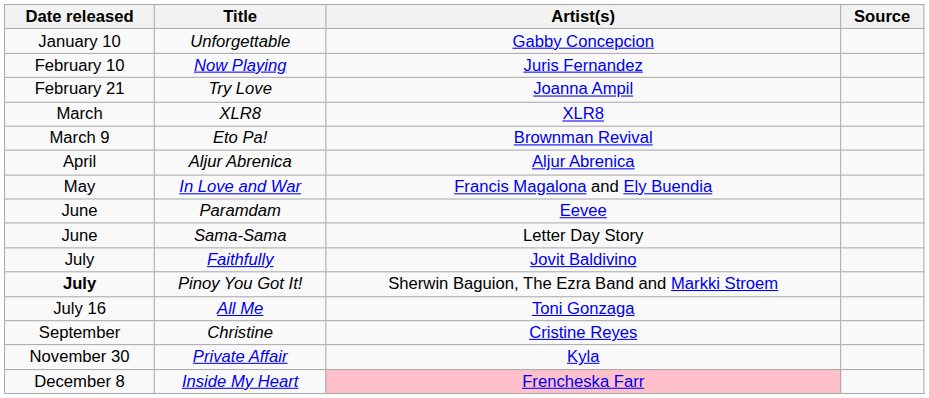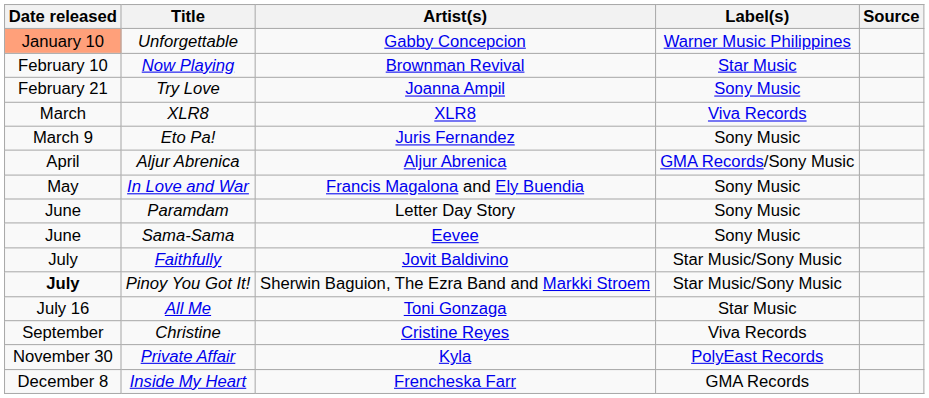+ column: (757, 16)
(80, 40) no background -> (63, 40) lightsalmon background
(583, 65) Juris Fernandez -> (455, 65) Brownman Revival
(583, 138) Brownman Revival -> (455, 138) Juris Fernandez
(583, 211) Eevee -> (455, 211) Letter Day Story
(583, 235) Letter Day Story -> (455, 235) Eevee
(583, 381) pink background -> (455, 381) no background
